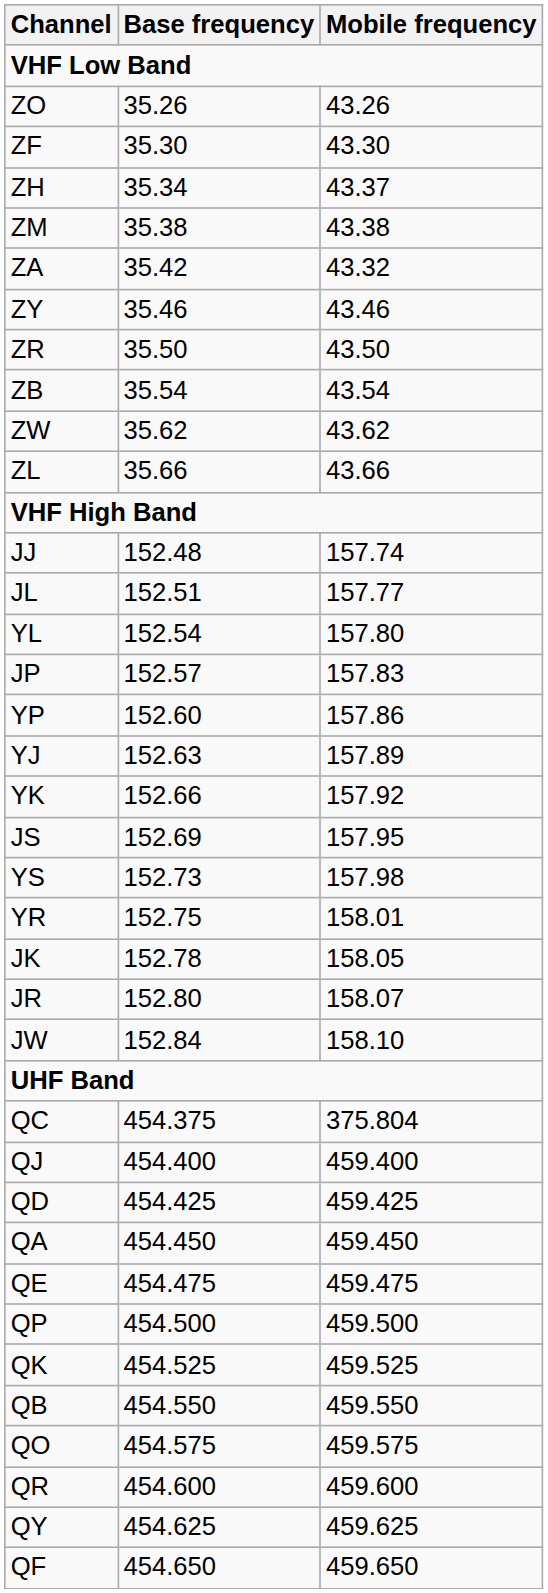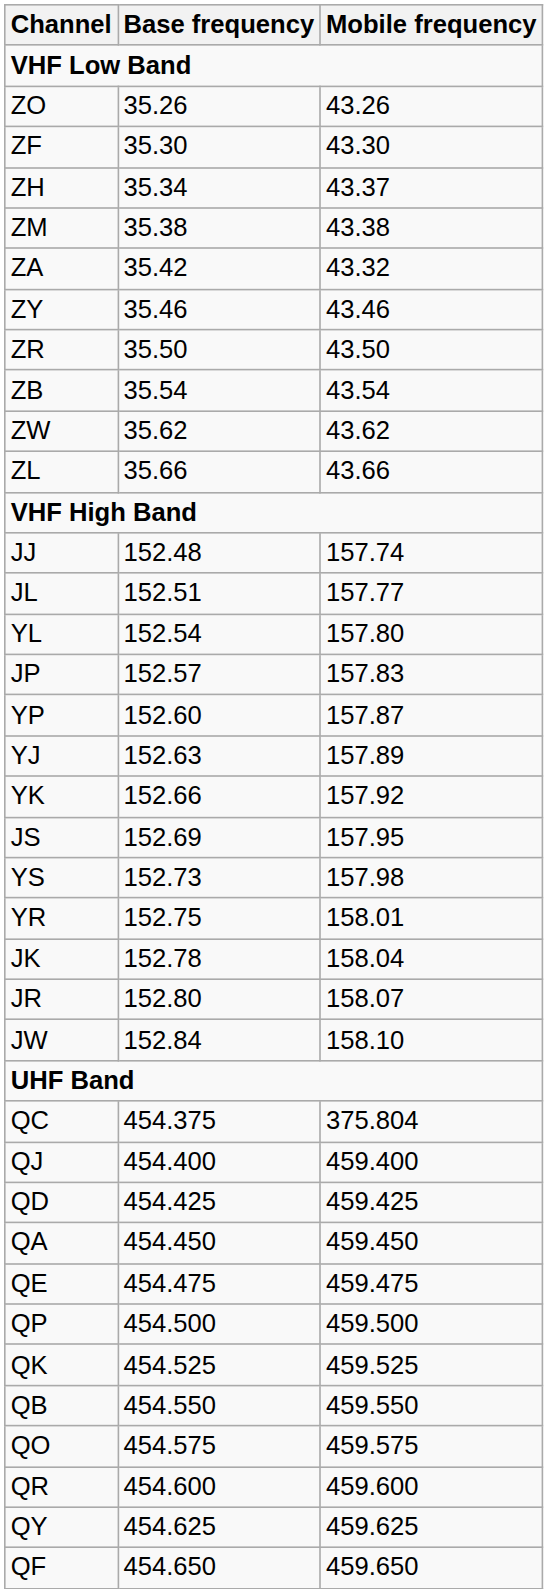(365, 715) 157.86 -> (365, 715) 157.87
(365, 958) 158.05 -> (365, 958) 158.04
